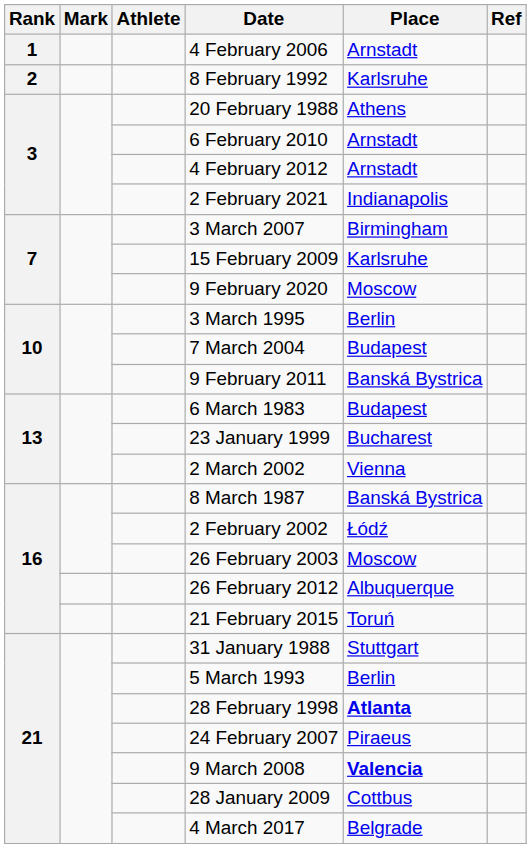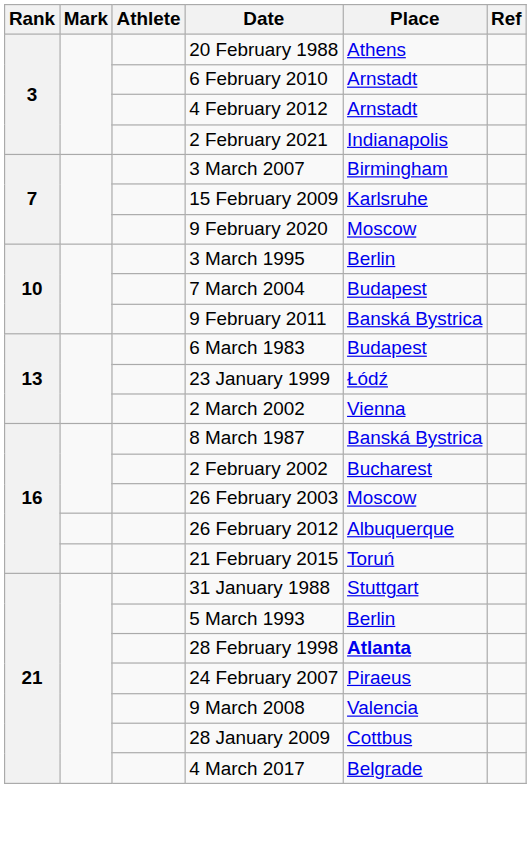- row: (259, 49)
- row: (259, 79)
(390, 438) Bucharest -> (368, 378) Łódź
(368, 528) Łódź -> (390, 468) Bucharest
(385, 768) bold -> (383, 708) normal
